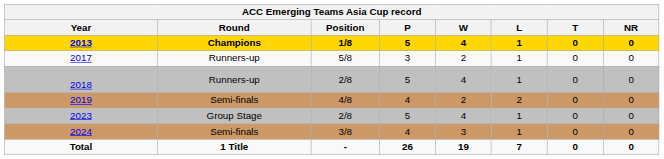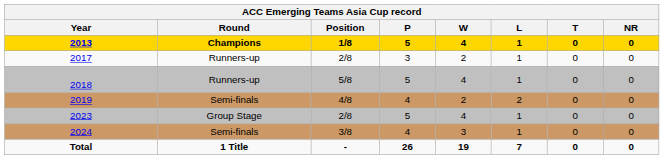(345, 58) 5/8 -> (345, 58) 2/8
(345, 79) 2/8 -> (345, 79) 5/8
